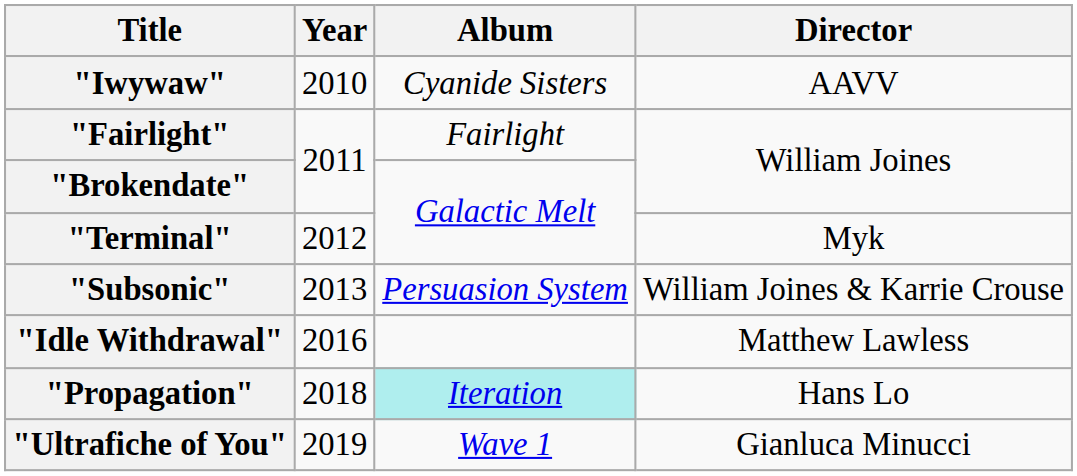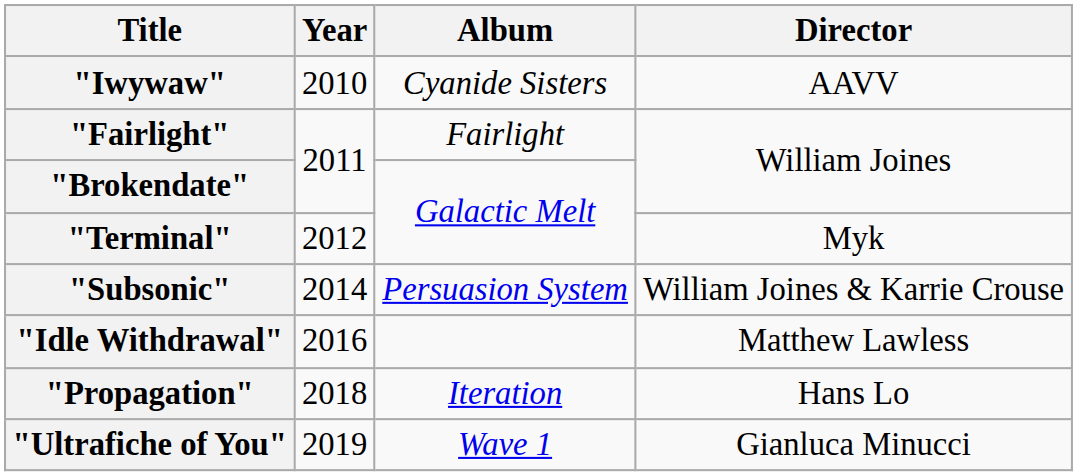(335, 289) 2013 -> (335, 289) 2014
(505, 392) paleturquoise background -> (505, 392) no background
